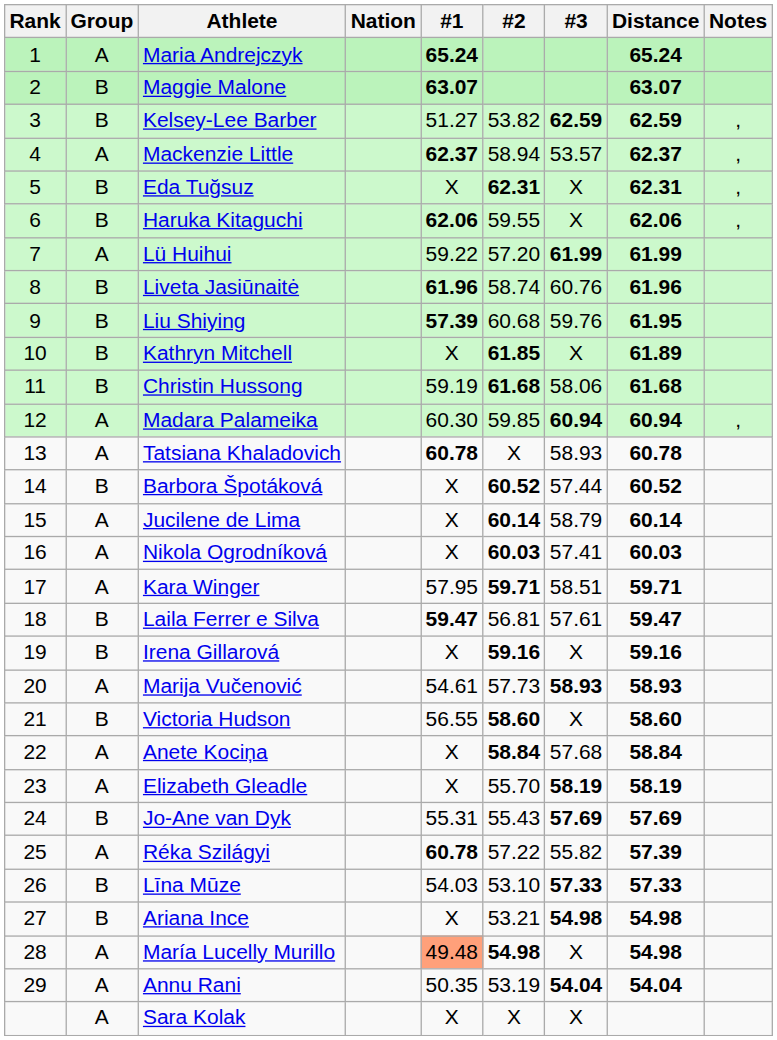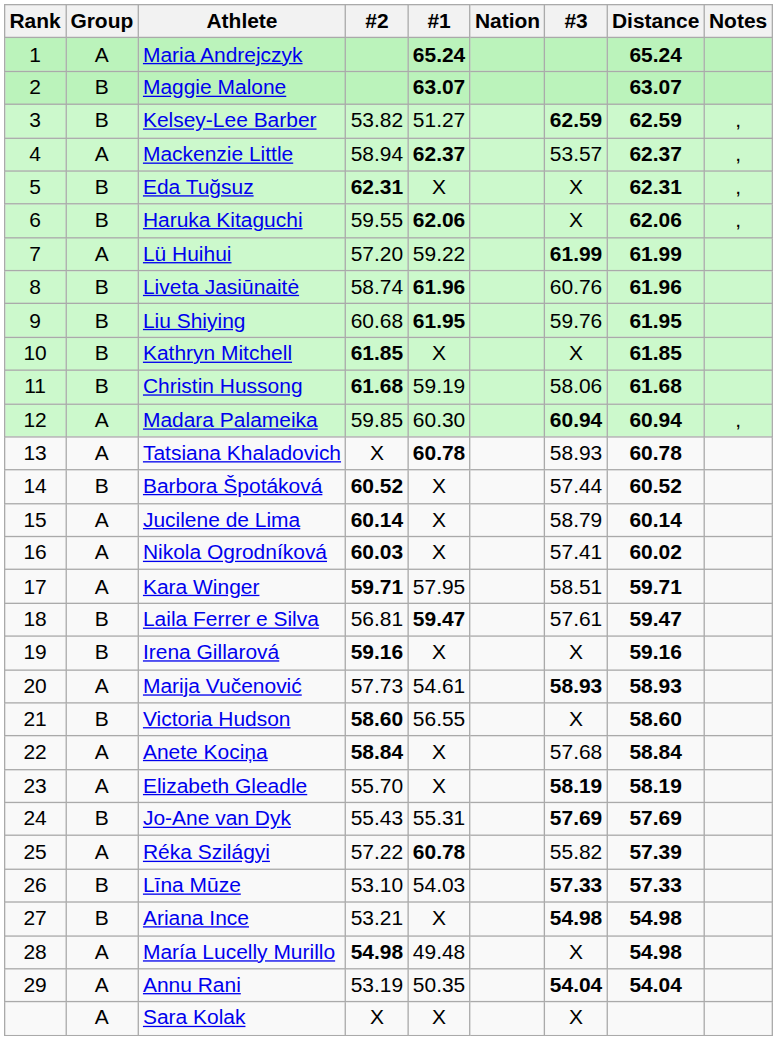columns swapped: (383, 21) <-> (514, 21)
(452, 320) 57.39 -> (439, 320) 61.95
(656, 353) 61.89 -> (656, 353) 61.85
(656, 552) 60.03 -> (656, 552) 60.02
(452, 951) lightsalmon background -> (439, 951) no background
